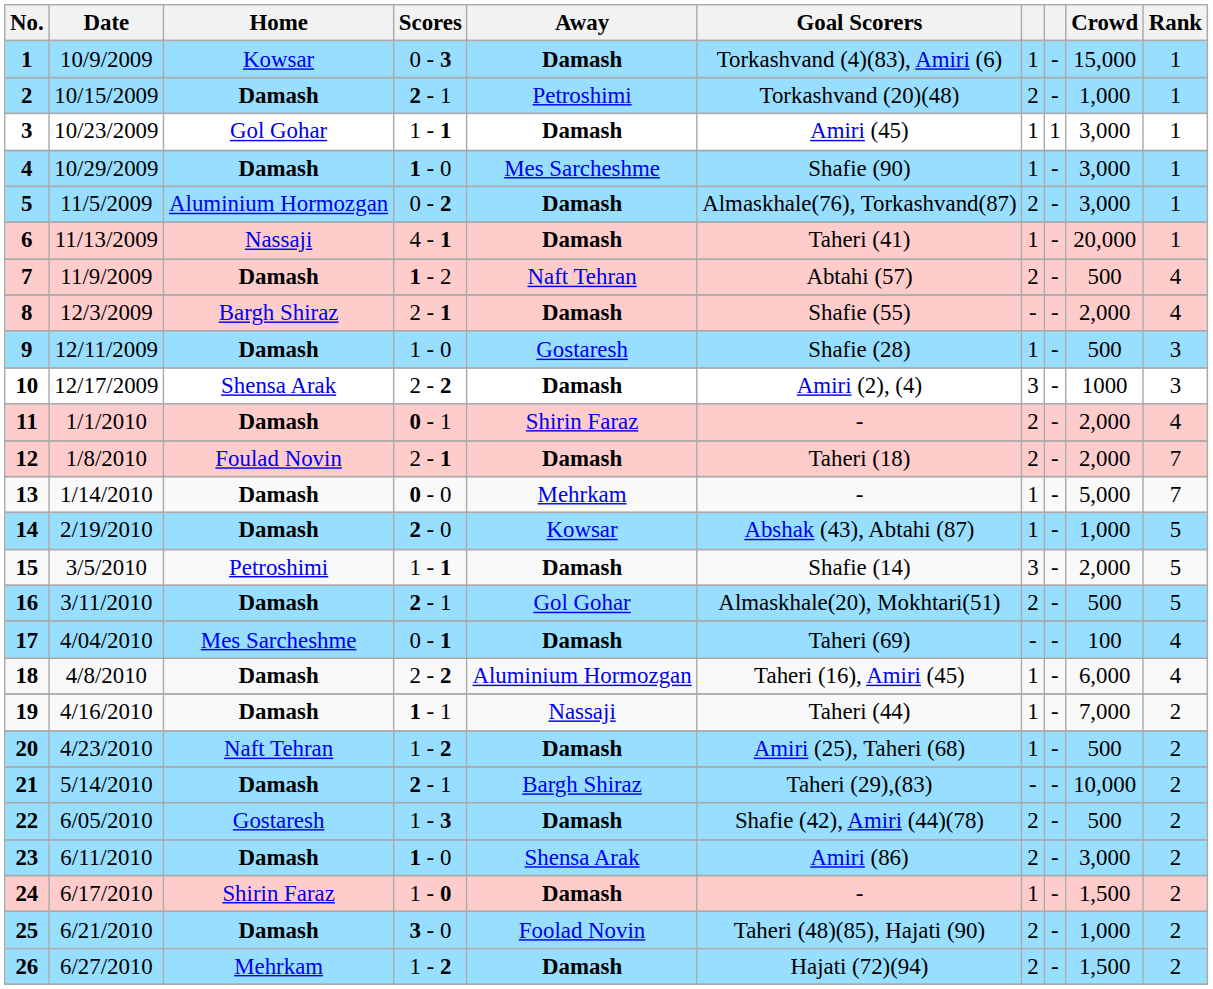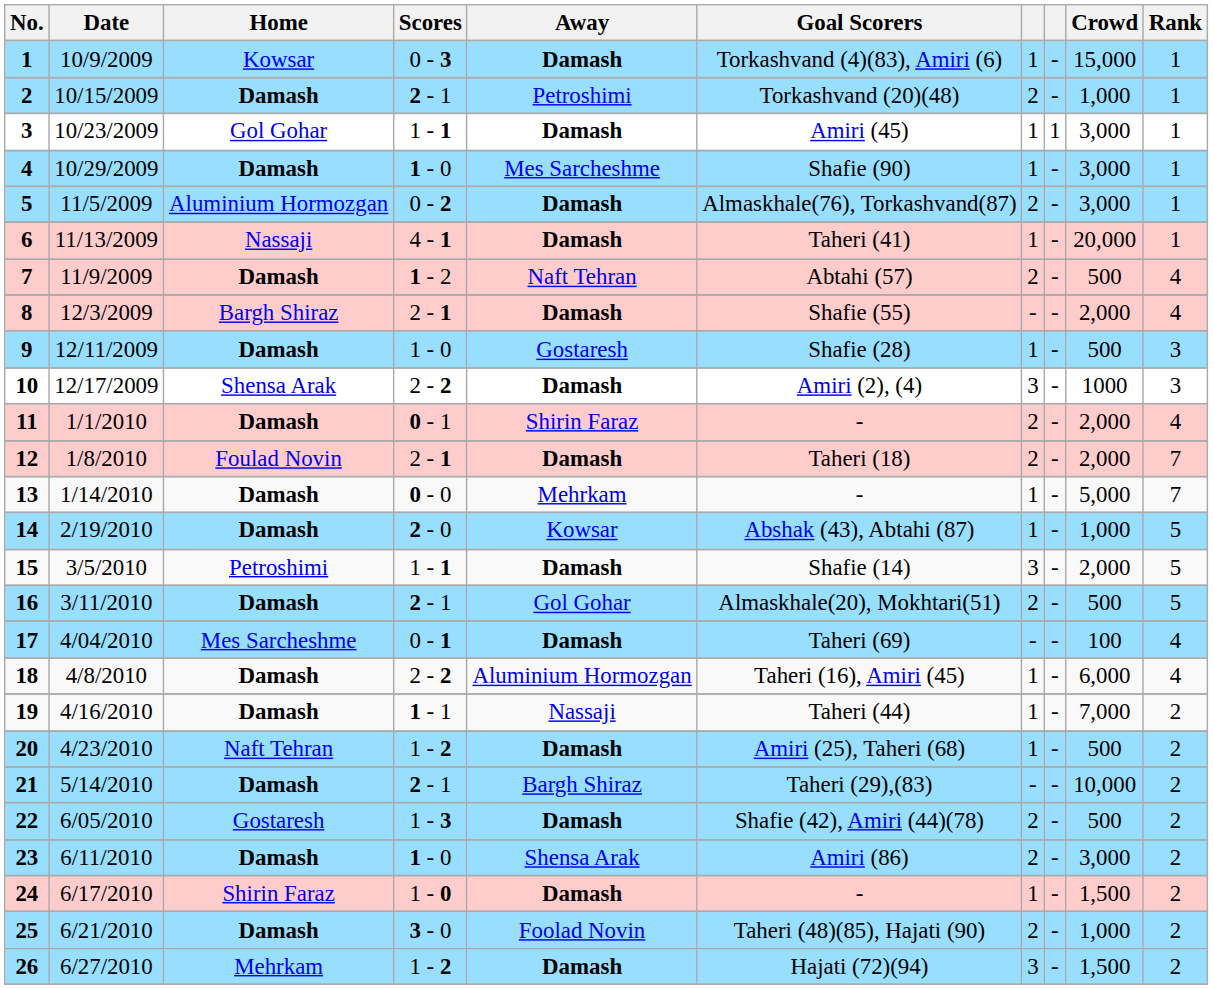(1033, 966) 2 -> (1033, 966) 3
